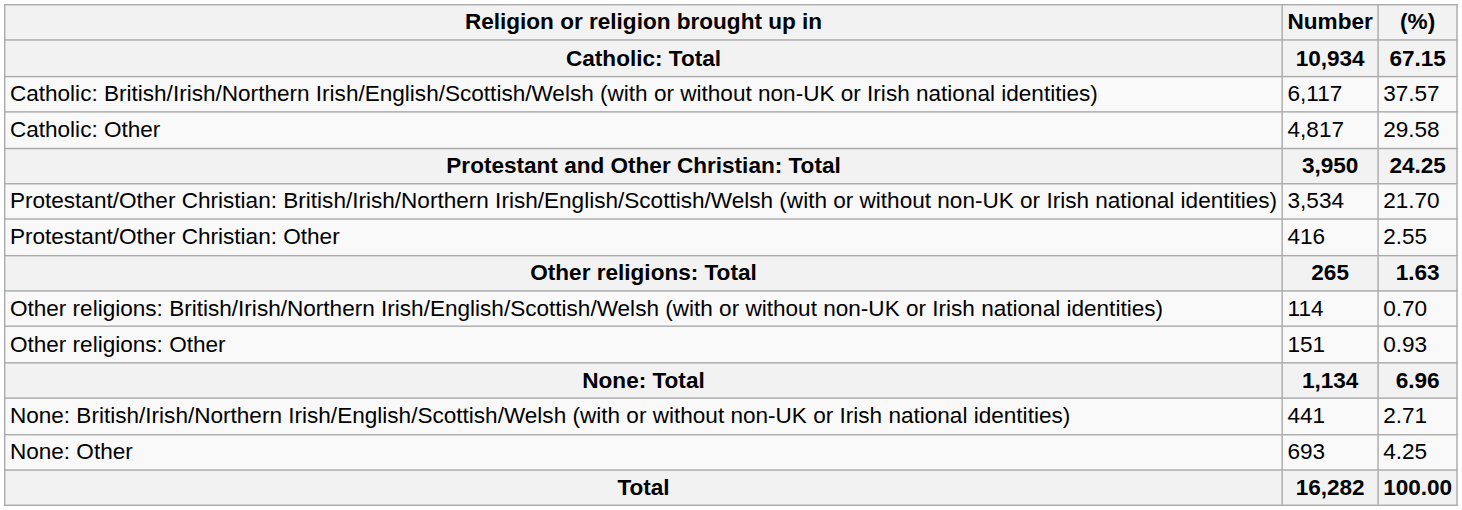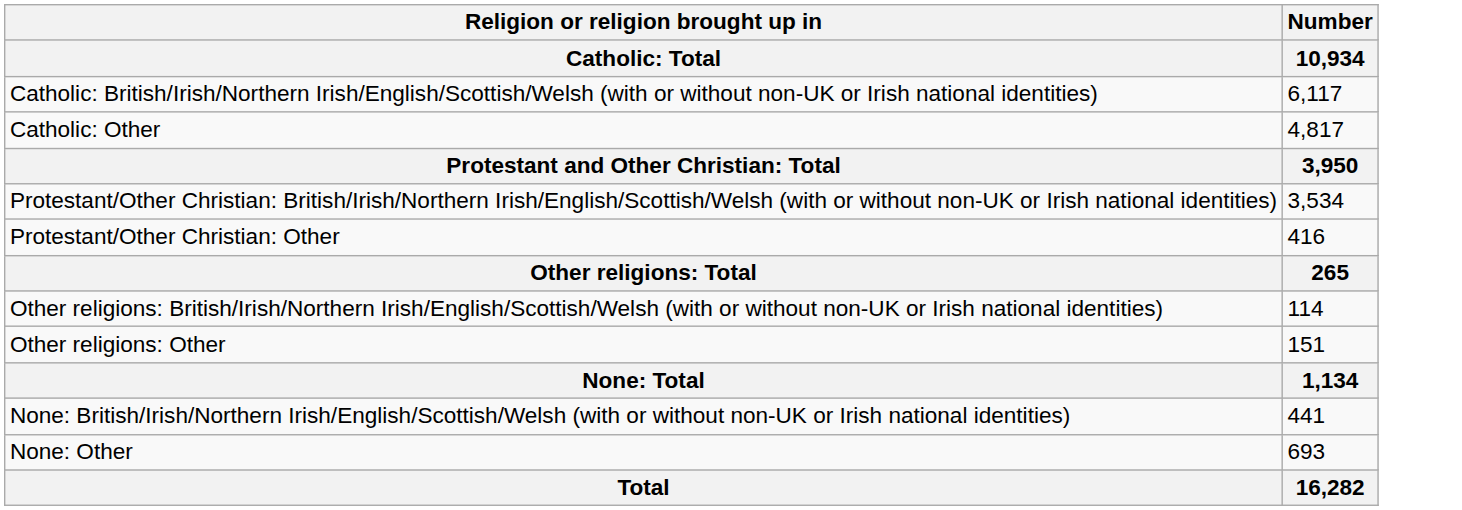- column: (1418, 58)
